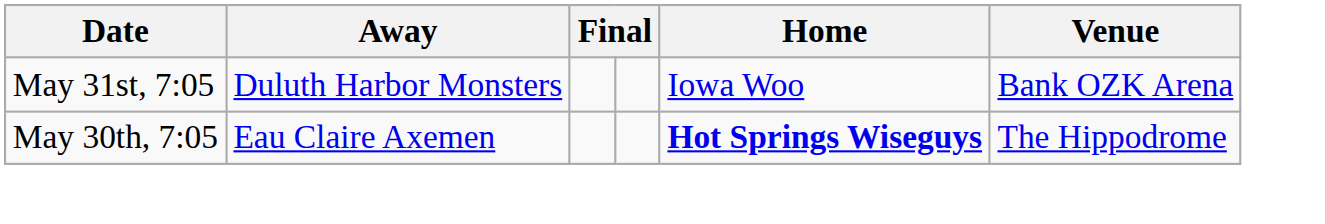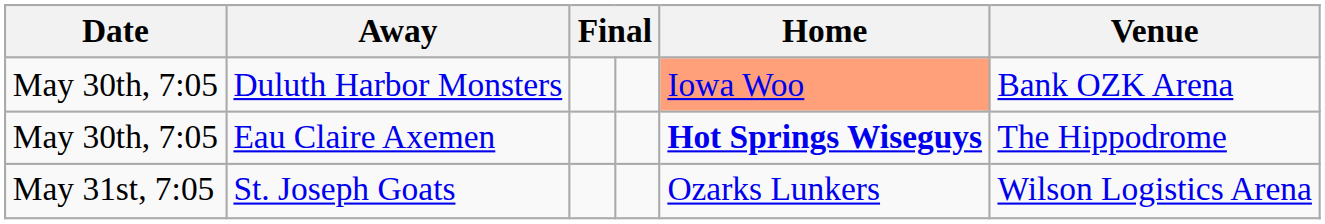(114, 84) May 31st, 7:05 -> (115, 84) May 30th, 7:05
(736, 84) no background -> (736, 84) lightsalmon background
+ row: (344, 190)
